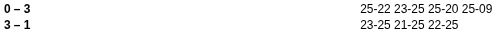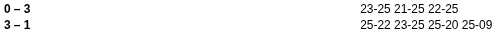(426, 9) 25-22 23-25 25-20 25-09 -> (409, 9) 23-25 21-25 22-25
(409, 25) 23-25 21-25 22-25 -> (426, 25) 25-22 23-25 25-20 25-09
